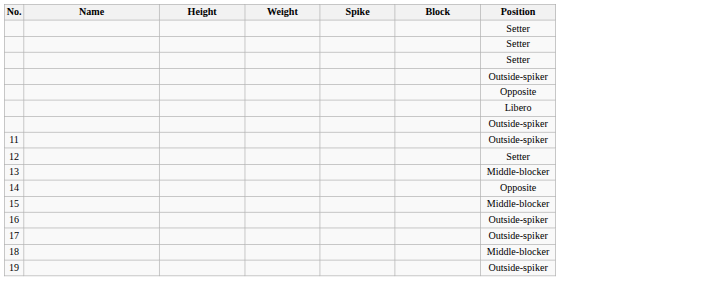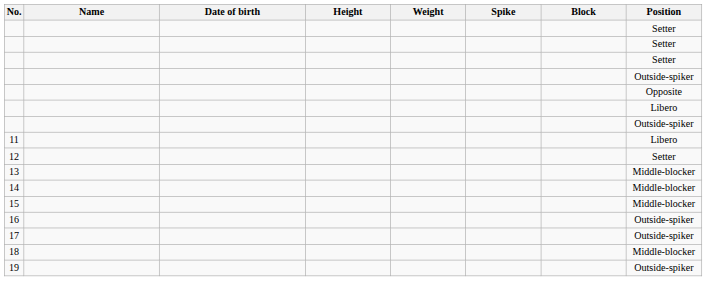+ column: (232, 12)
(518, 140) Outside-spiker -> (664, 140) Libero
(518, 188) Opposite -> (664, 188) Middle-blocker
